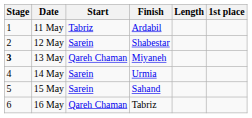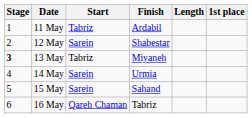(98, 58) Qareh Chaman -> (81, 58) Tabriz
